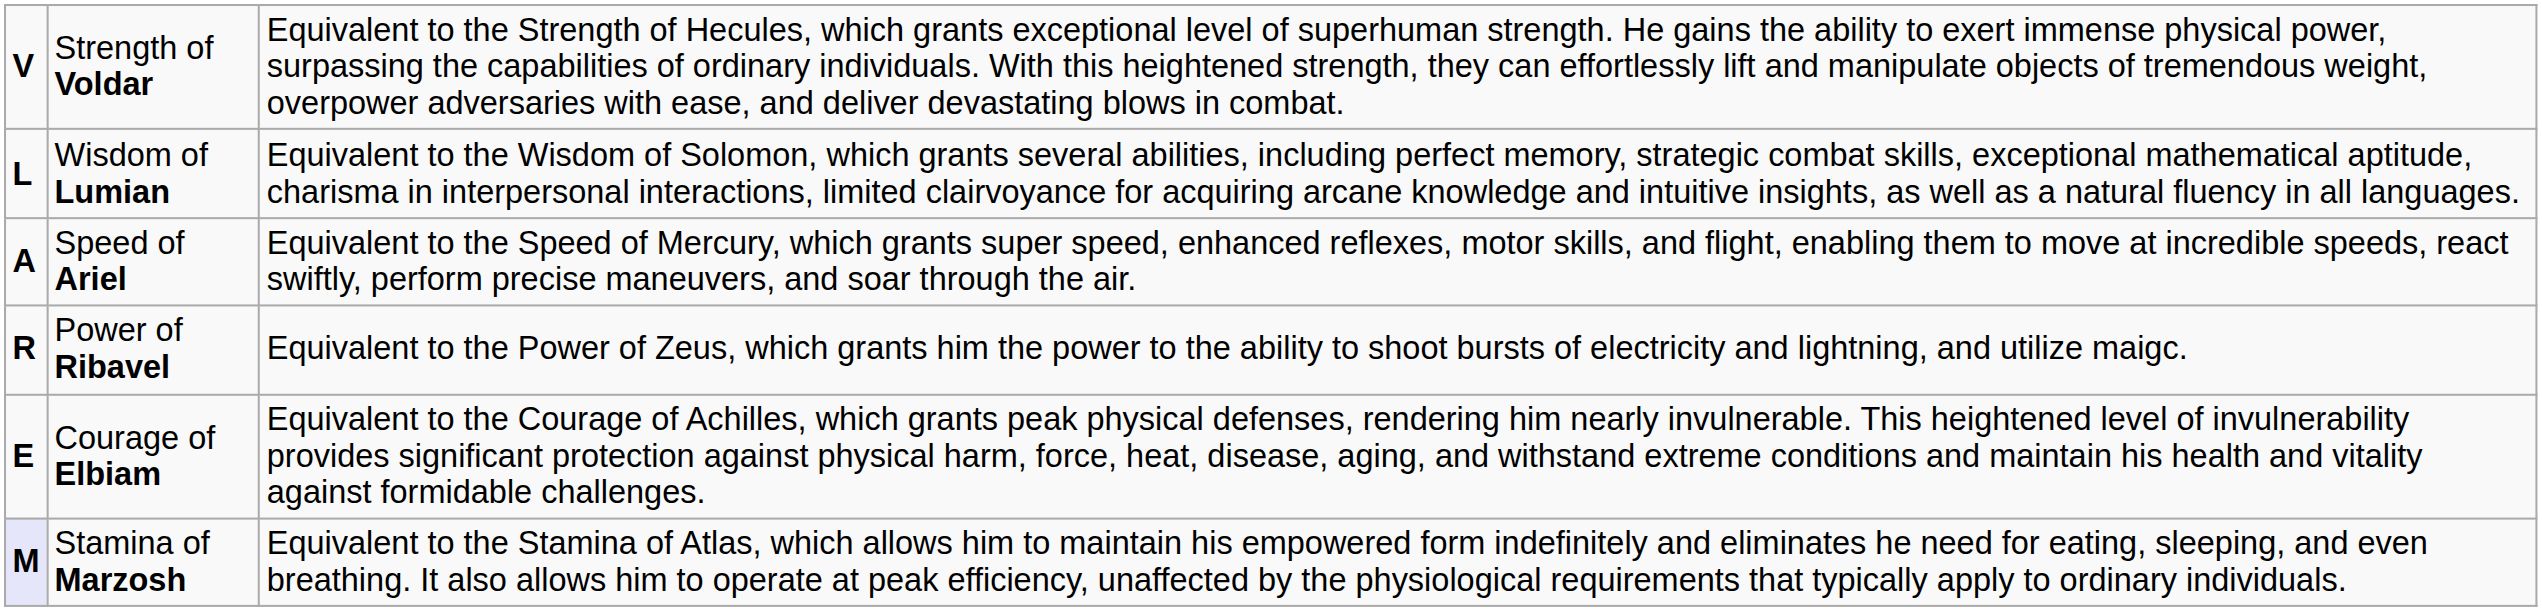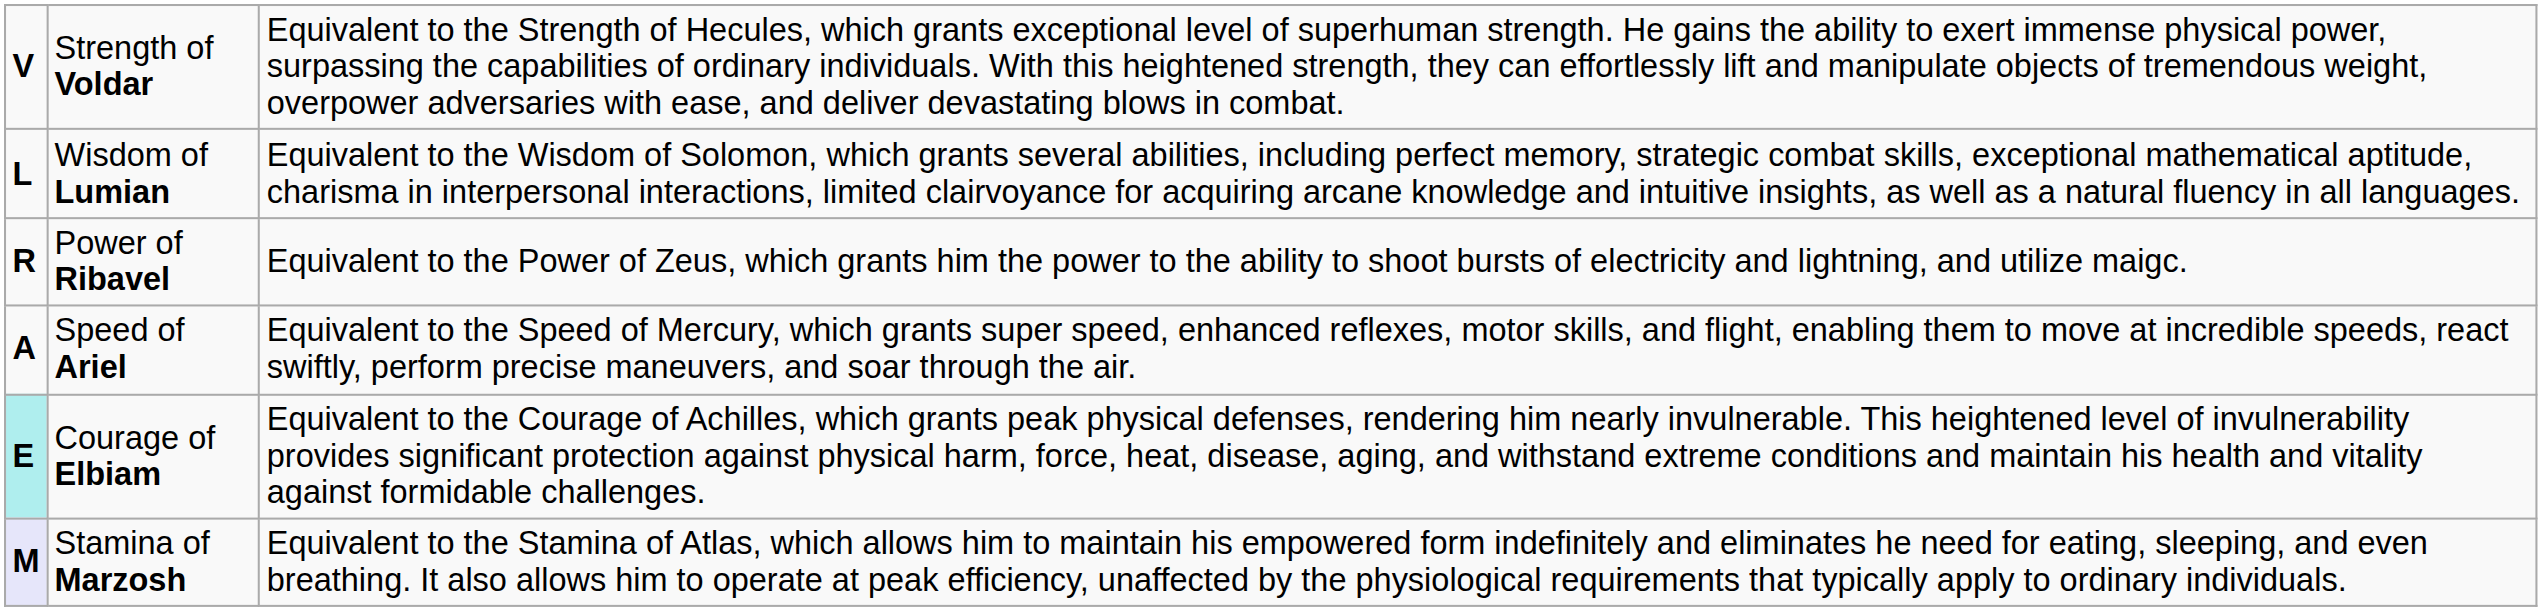rows swapped: (120, 261) <-> (119, 349)
(23, 455) no background -> (23, 455) paleturquoise background
